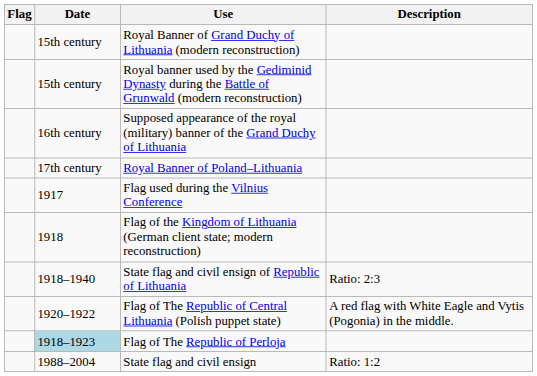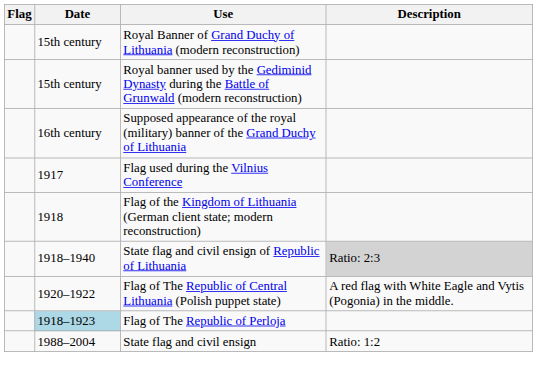- row: (213, 167)
(355, 279) no background -> (355, 258) lightgrey background
